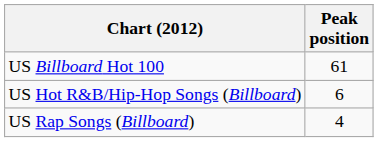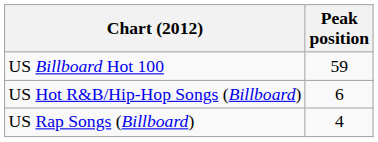(339, 66) 61 -> (339, 66) 59
